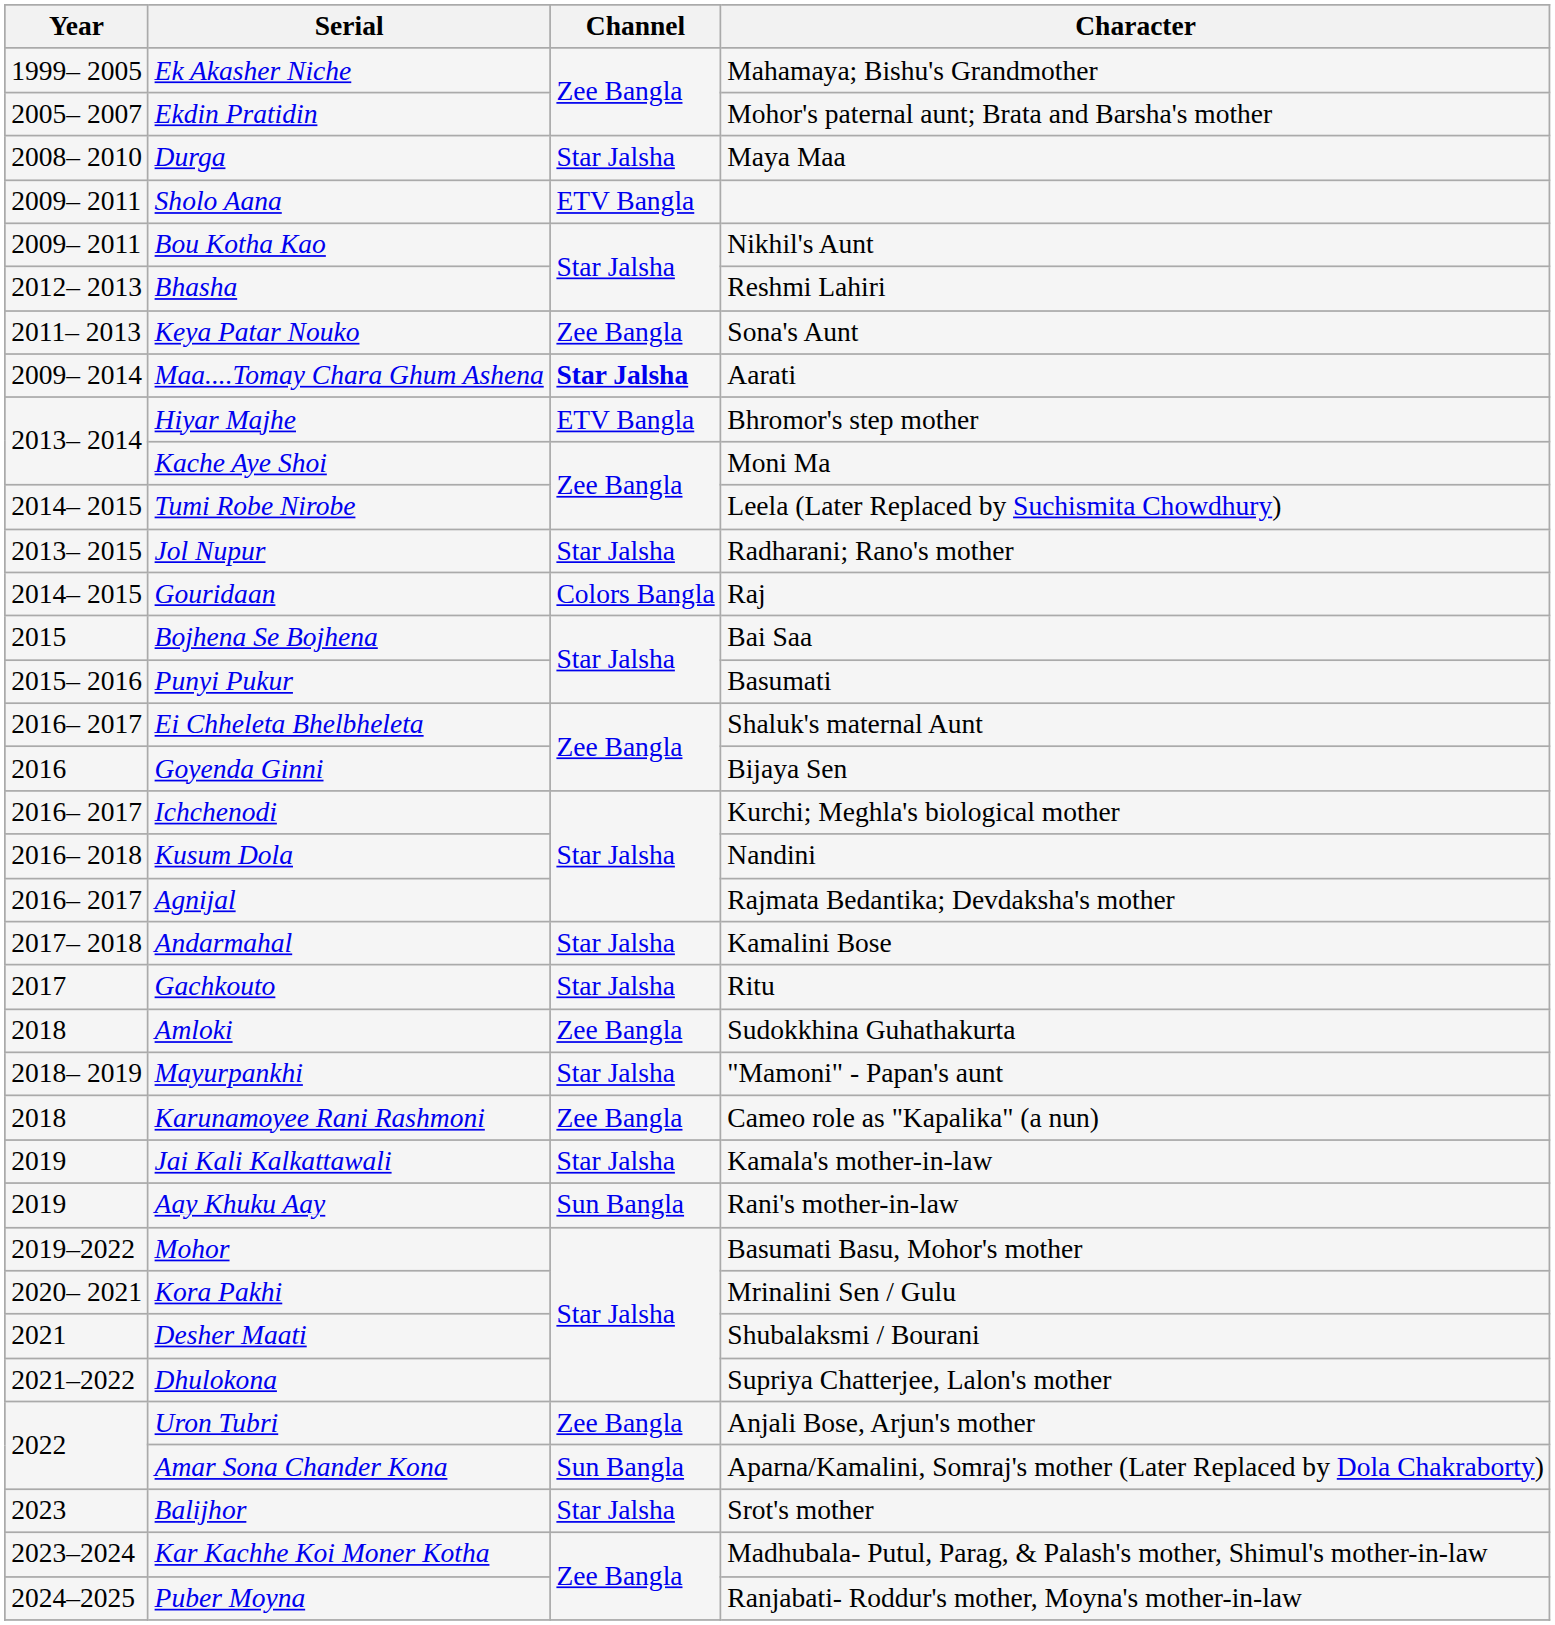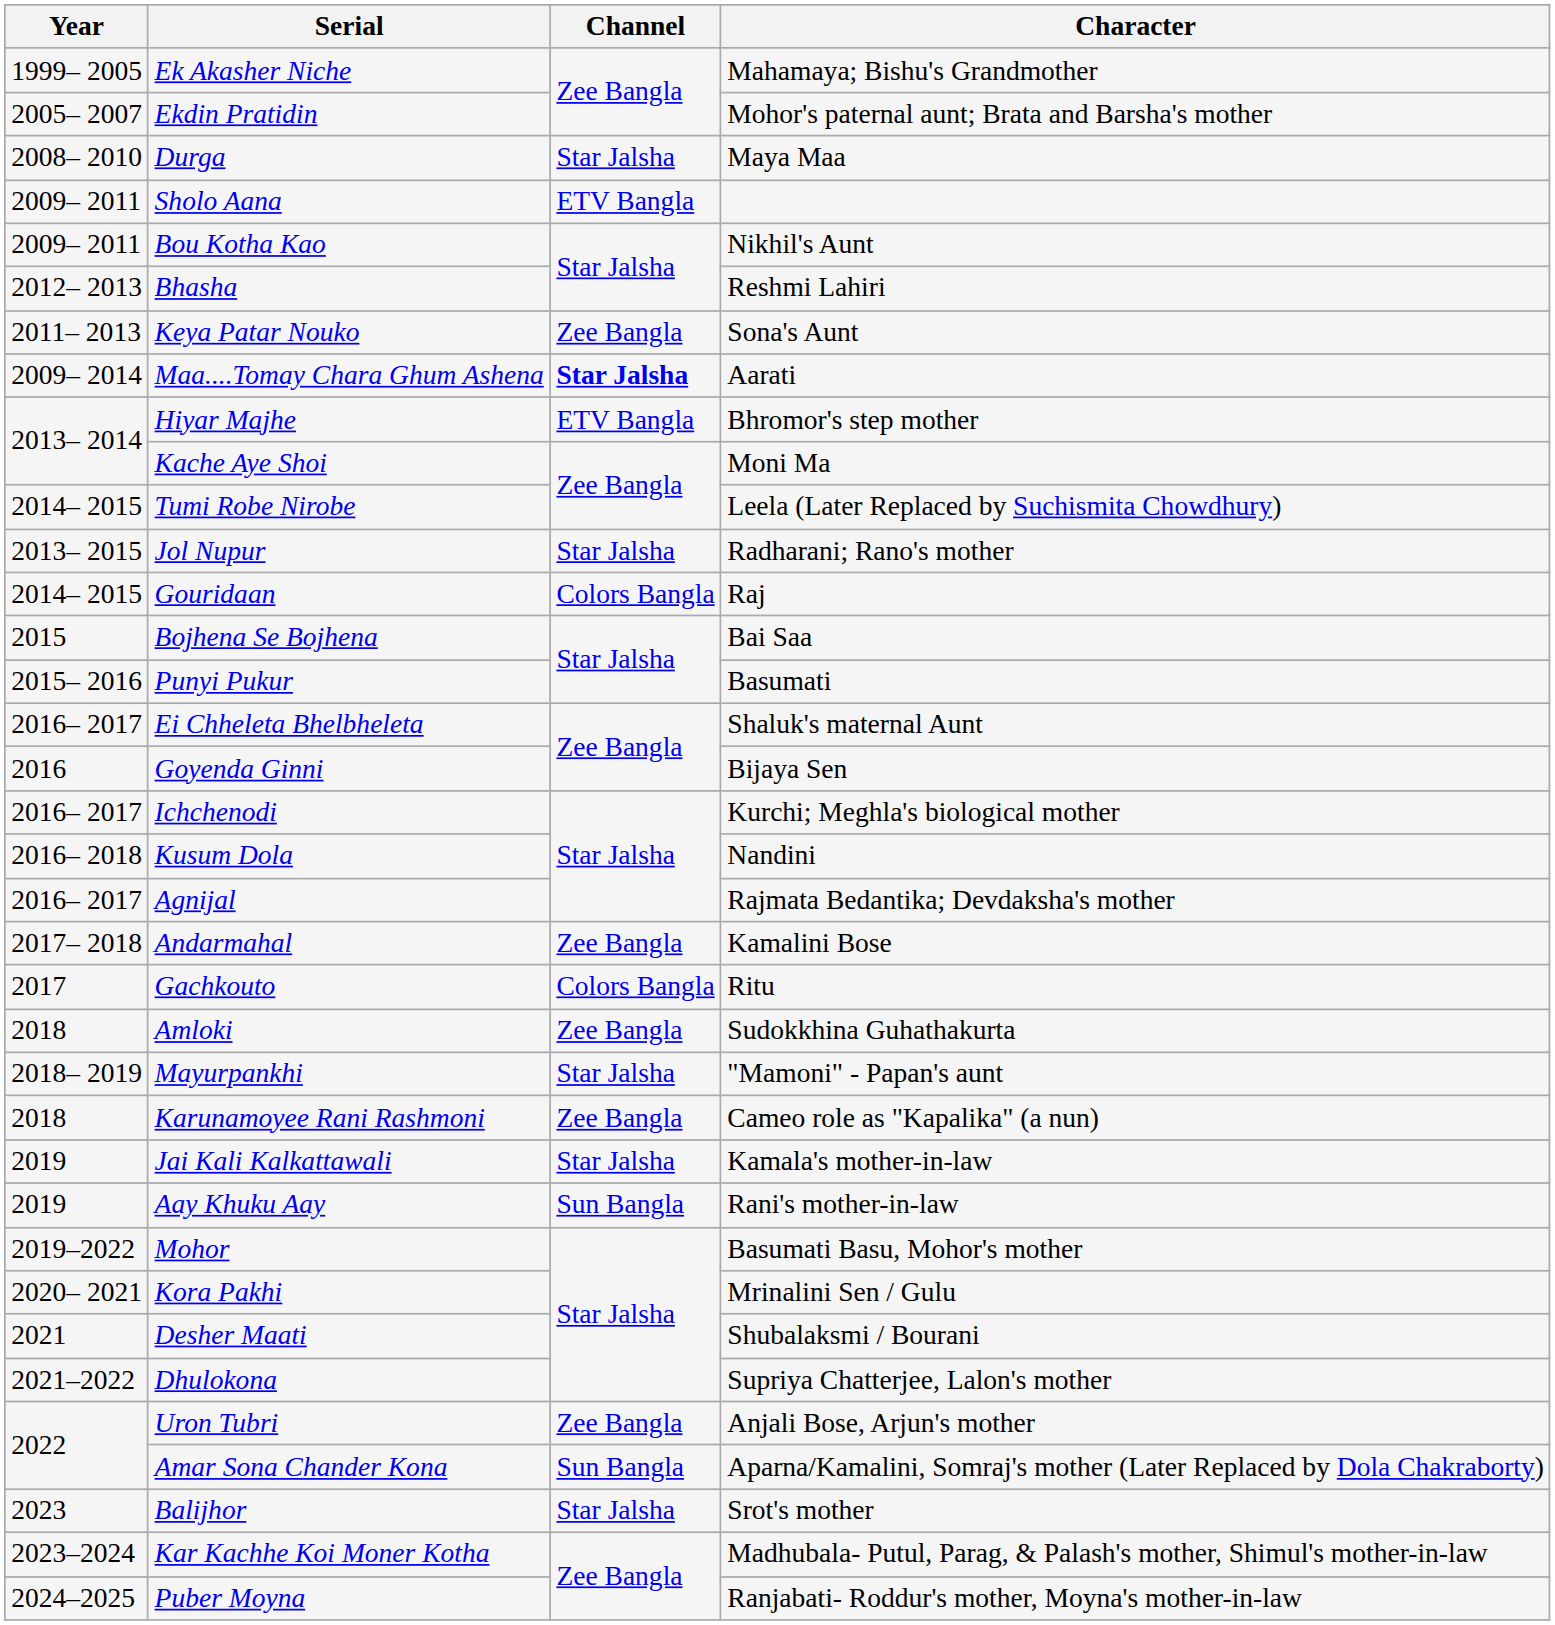(616, 942) Star Jalsha -> (619, 942) Zee Bangla
(616, 986) Star Jalsha -> (636, 986) Colors Bangla
